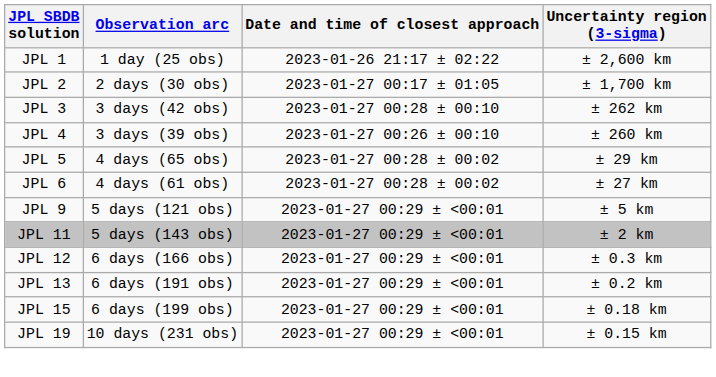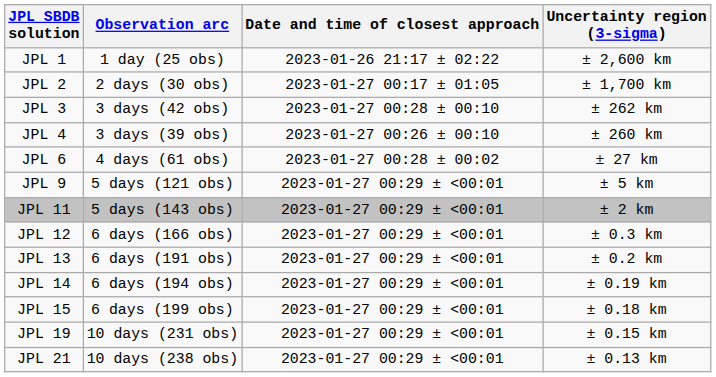- row: (44, 159)
+ row: (44, 284)
+ row: (44, 359)
